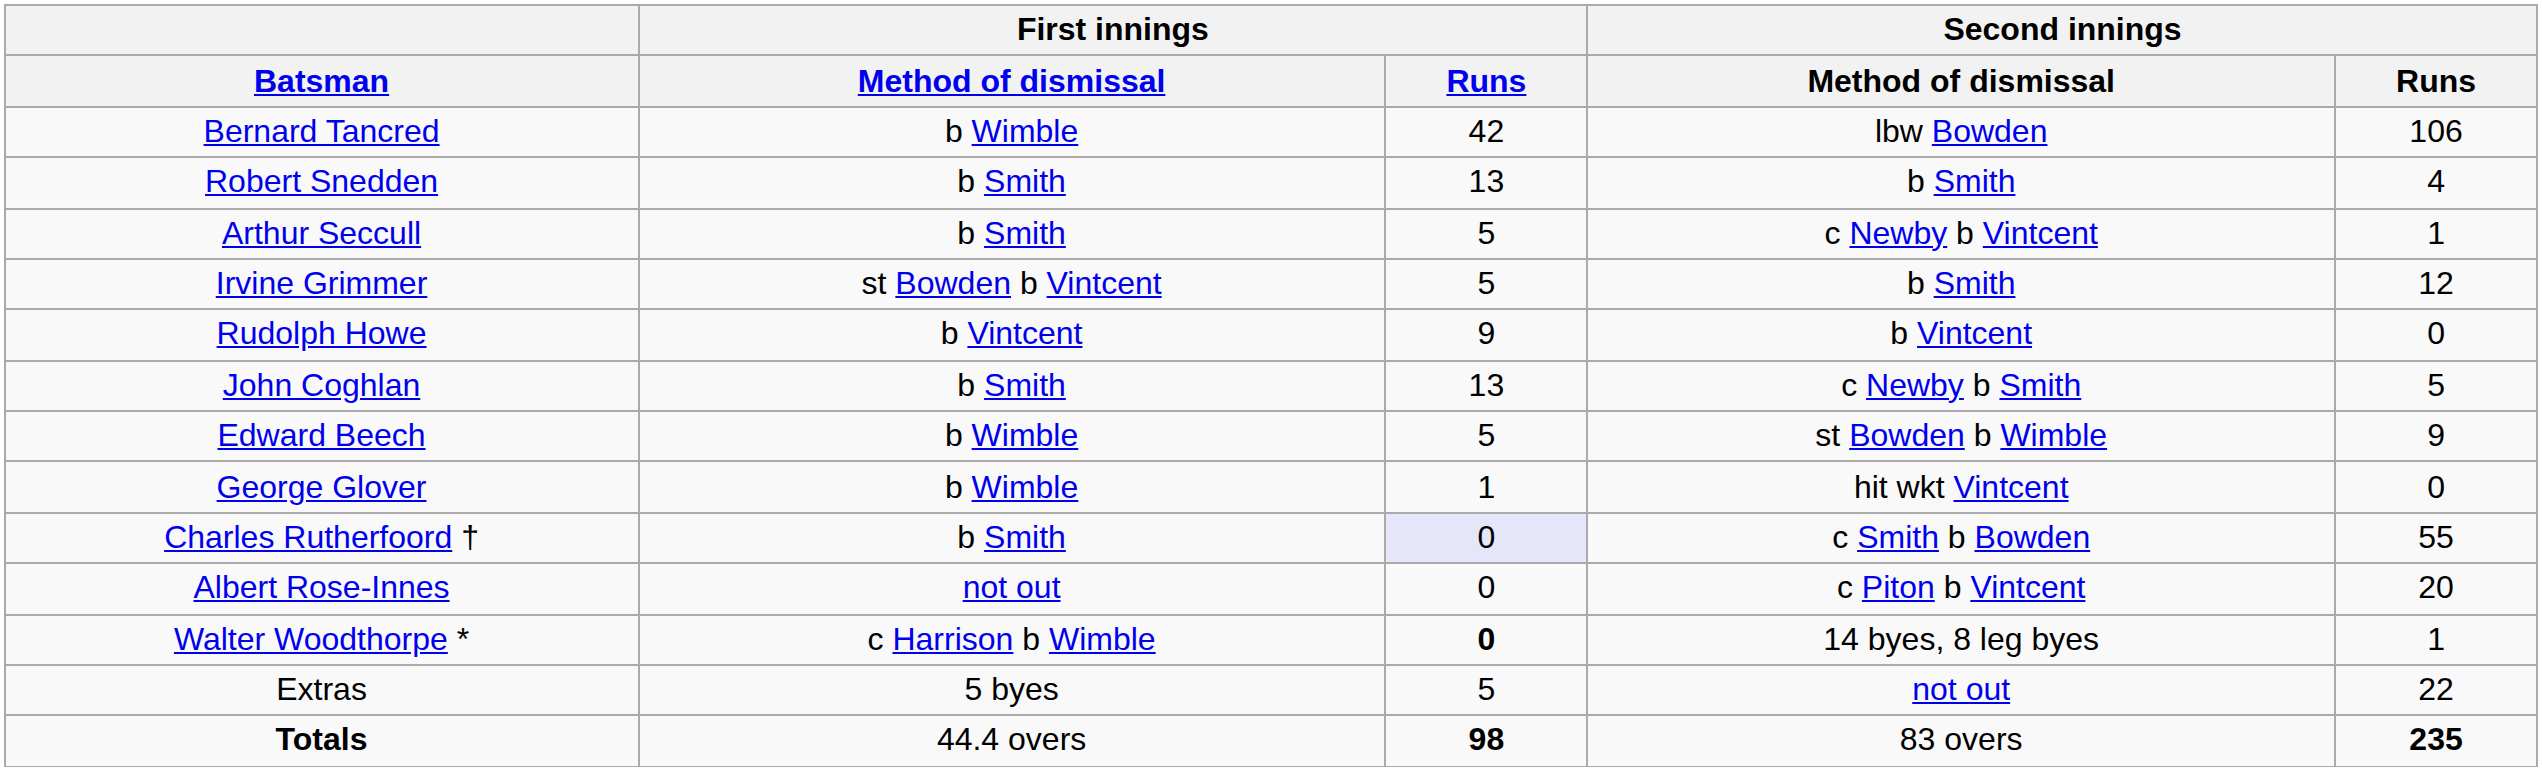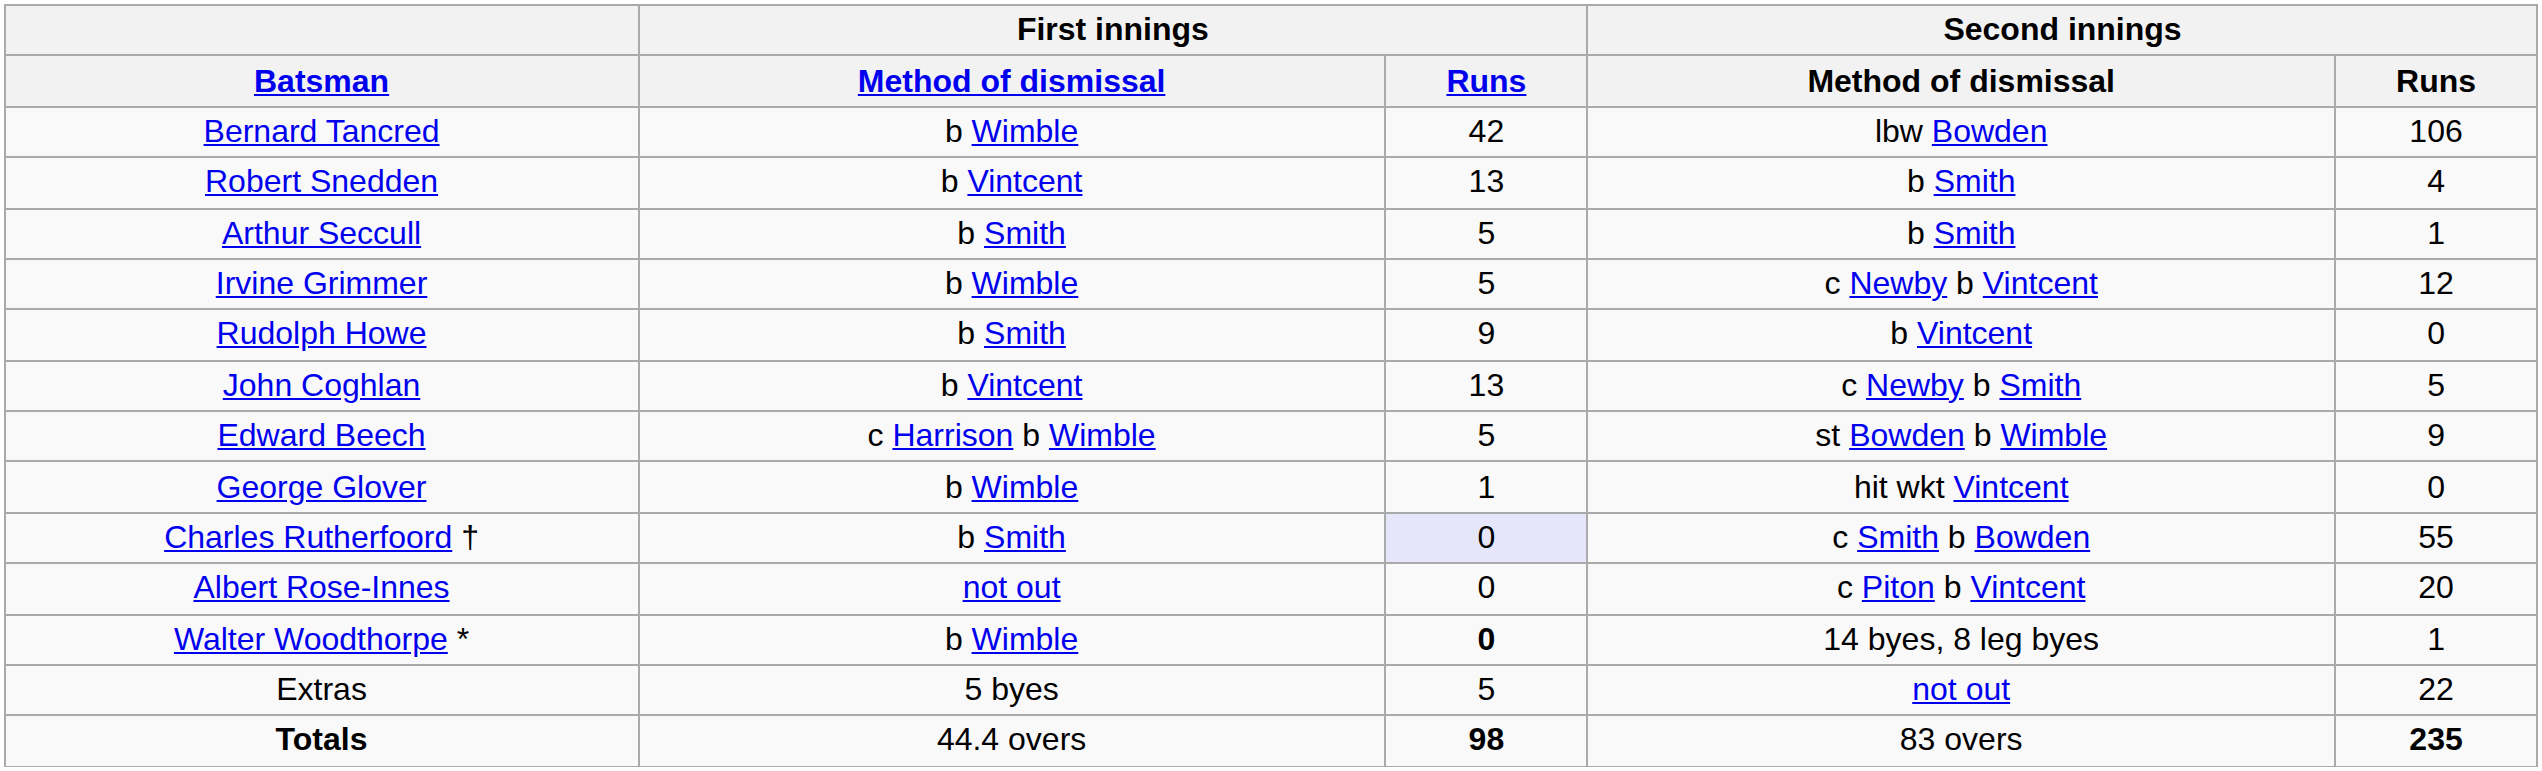(1012, 182) b Smith -> (1012, 182) b Vintcent
(1961, 232) c Newby b Vintcent -> (1961, 232) b Smith
(1012, 283) st Bowden b Vintcent -> (1012, 283) b Wimble
(1961, 283) b Smith -> (1961, 283) c Newby b Vintcent
(1012, 334) b Vintcent -> (1012, 334) b Smith
(1012, 385) b Smith -> (1012, 385) b Vintcent
(1012, 435) b Wimble -> (1012, 435) c Harrison b Wimble
(1012, 638) c Harrison b Wimble -> (1012, 638) b Wimble
